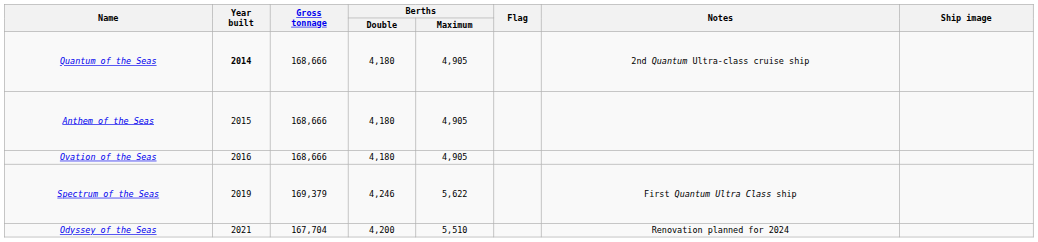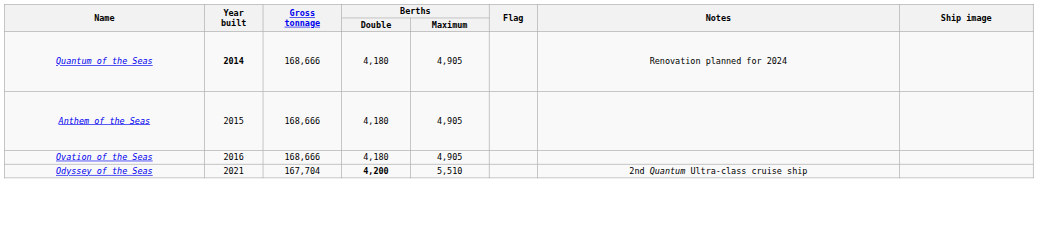(720, 62) 2nd Quantum Ultra-class cruise ship -> (718, 62) Renovation planned for 2024
- row: (108, 194)
(382, 230) normal -> (376, 171) bold
(720, 230) Renovation planned for 2024 -> (718, 171) 2nd Quantum Ultra-class cruise ship
